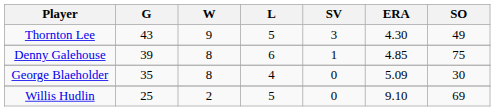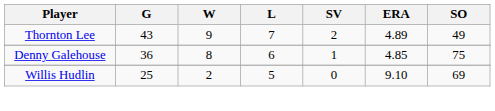(271, 34) 5 -> (271, 34) 7
(334, 34) 3 -> (334, 34) 2
(396, 34) 4.30 -> (396, 34) 4.89
(147, 55) 39 -> (147, 55) 36
- row: (60, 75)
